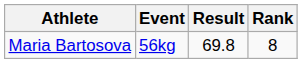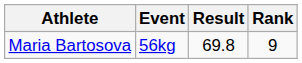(273, 45) 8 -> (273, 45) 9
